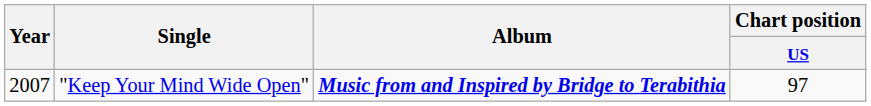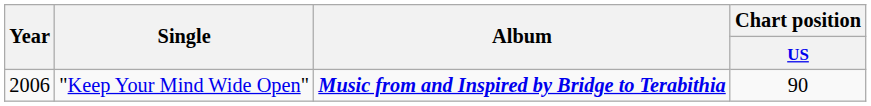(30, 85) 2007 -> (30, 85) 2006
(798, 85) 97 -> (798, 85) 90
